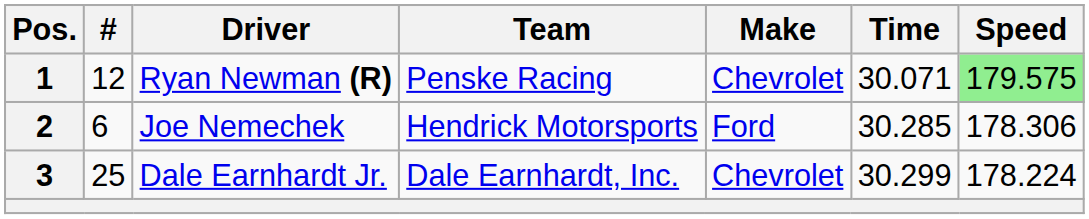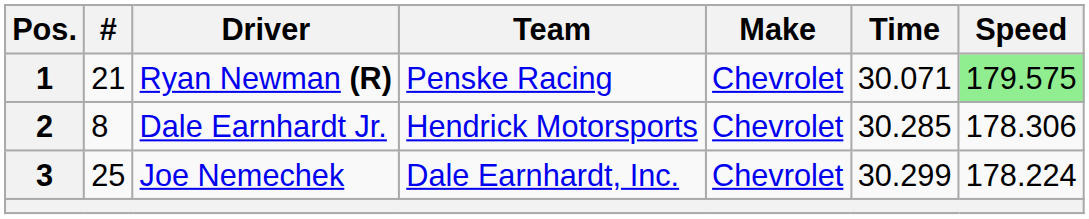(108, 78) 12 -> (108, 78) 21
(100, 127) 6 -> (100, 127) 8
(242, 127) Joe Nemechek -> (263, 127) Dale Earnhardt Jr.
(744, 127) Ford -> (778, 127) Chevrolet
(263, 175) Dale Earnhardt Jr. -> (242, 175) Joe Nemechek
